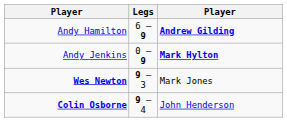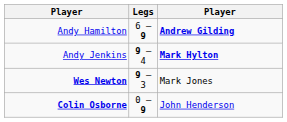(143, 56) 0 – 9 -> (143, 56) 9 – 4
(143, 105) 9 – 4 -> (143, 105) 0 – 9
